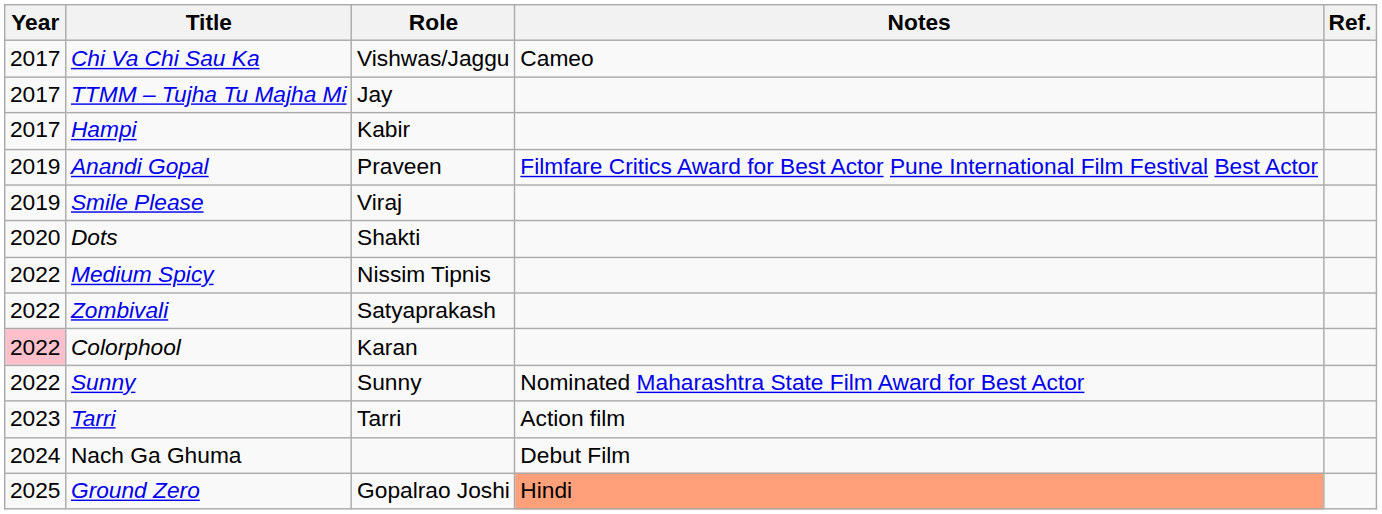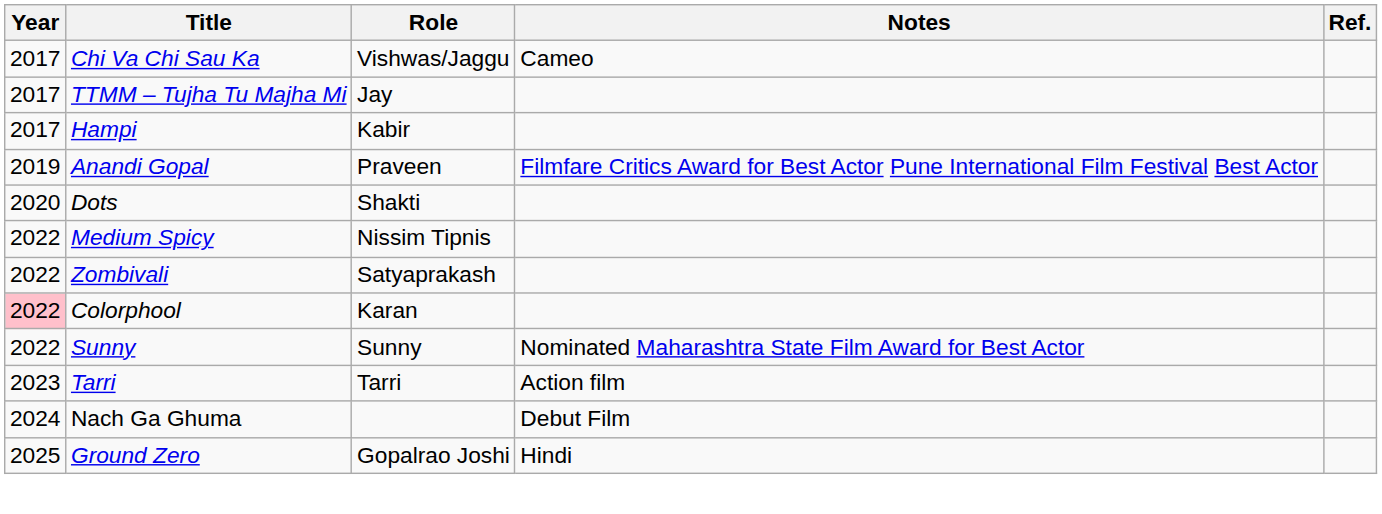- row: (137, 202)
(546, 490) lightsalmon background -> (546, 454) no background
